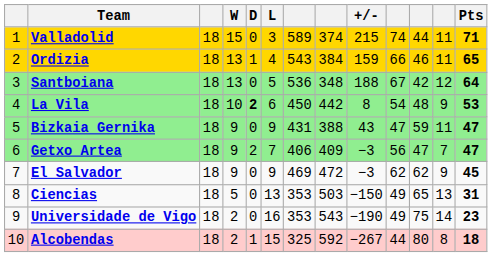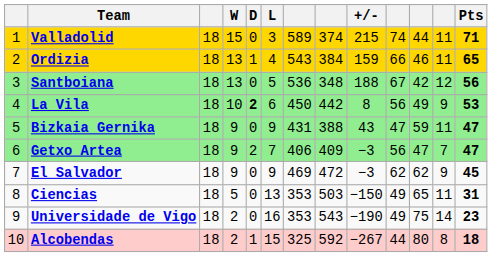(471, 83) 64 -> (471, 83) 56
(398, 106) 54 -> (398, 106) 56
(421, 106) 48 -> (421, 106) 49
(444, 195) 13 -> (444, 195) 11
